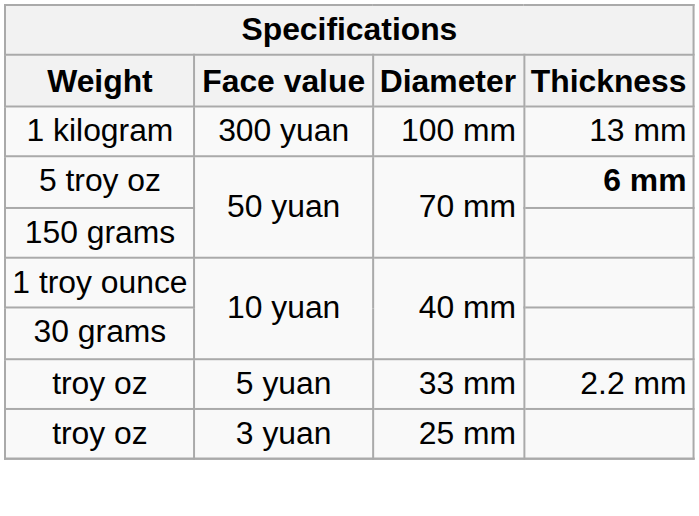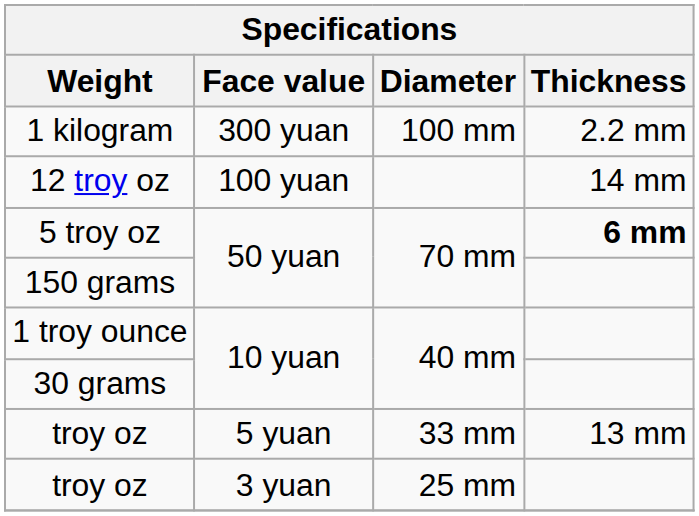(638, 130) 13 mm -> (633, 130) 2.2 mm
+ row: (100, 181)
(633, 383) 2.2 mm -> (638, 433) 13 mm
